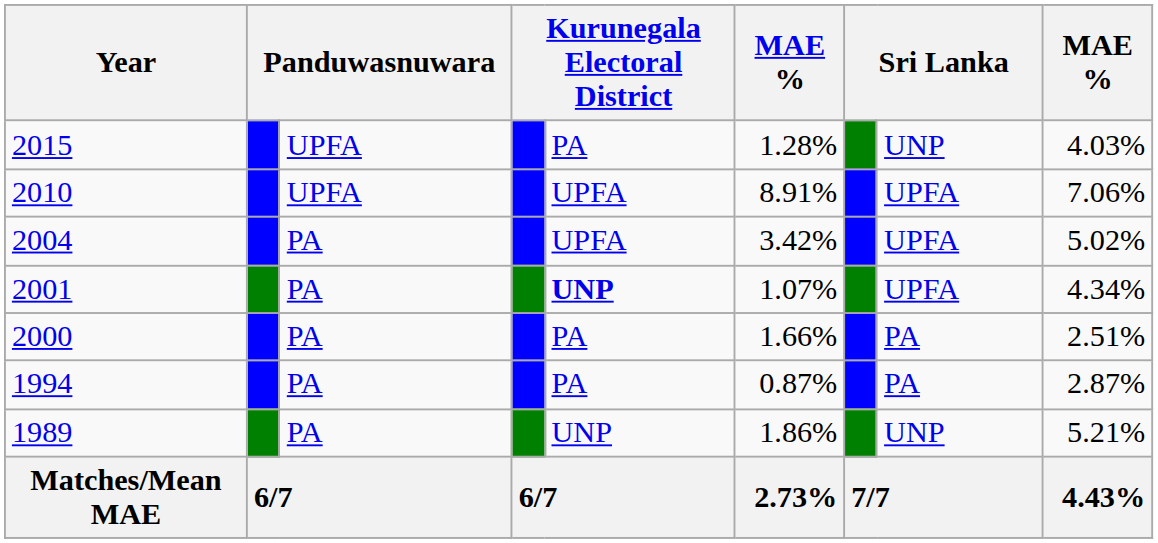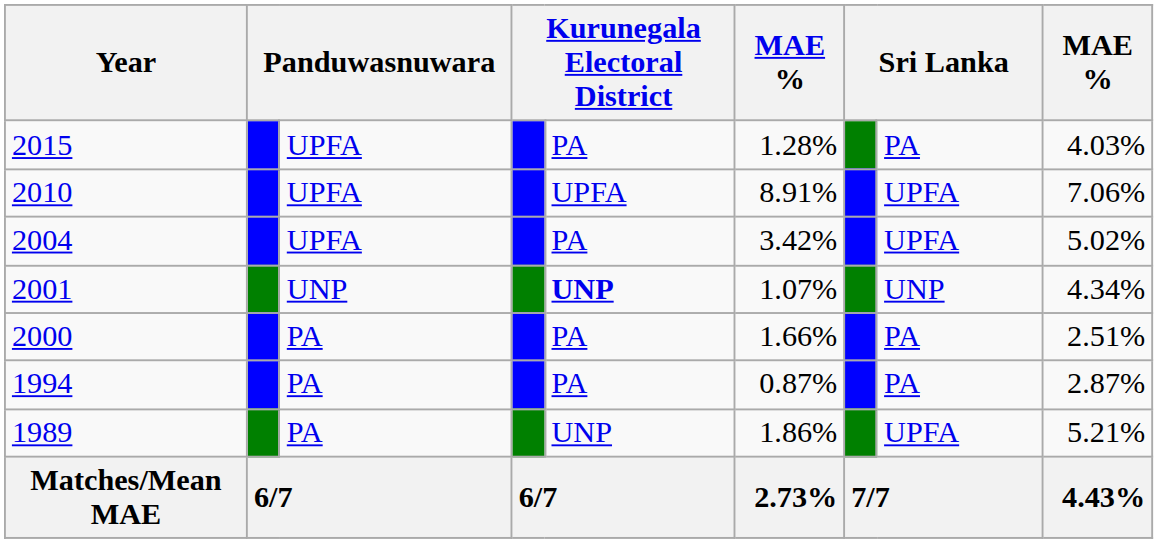(914, 144) UNP -> (902, 144) PA
(305, 240) PA -> (324, 240) UPFA
(589, 240) UPFA -> (569, 240) PA
(305, 288) PA -> (317, 288) UNP
(922, 288) UPFA -> (914, 288) UNP
(914, 432) UNP -> (922, 432) UPFA
